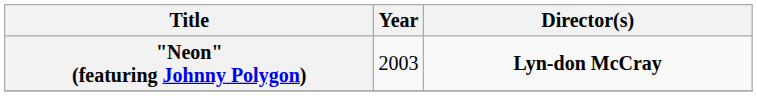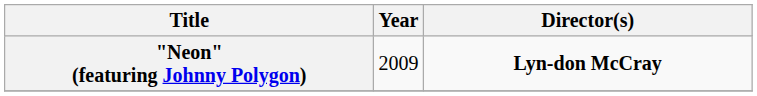(398, 63) 2003 -> (398, 63) 2009
